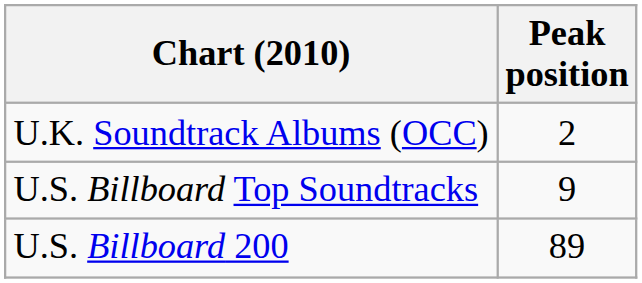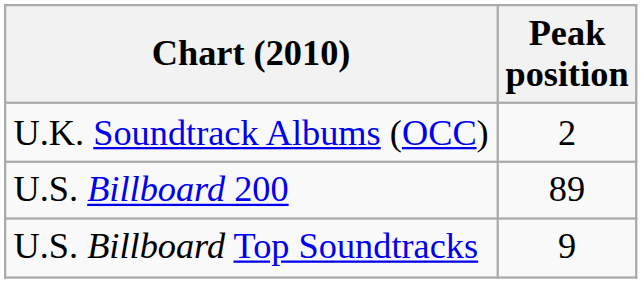rows swapped: (151, 246) <-> (246, 189)
